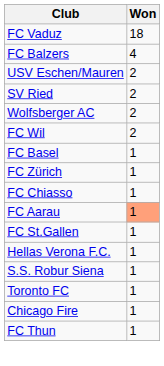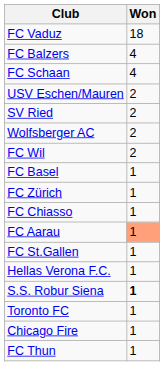+ row: (38, 73)
(133, 271) normal -> (133, 291) bold
